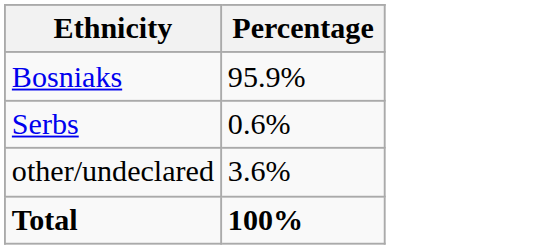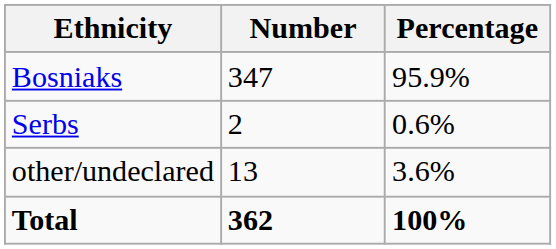+ column: (303, 28)
